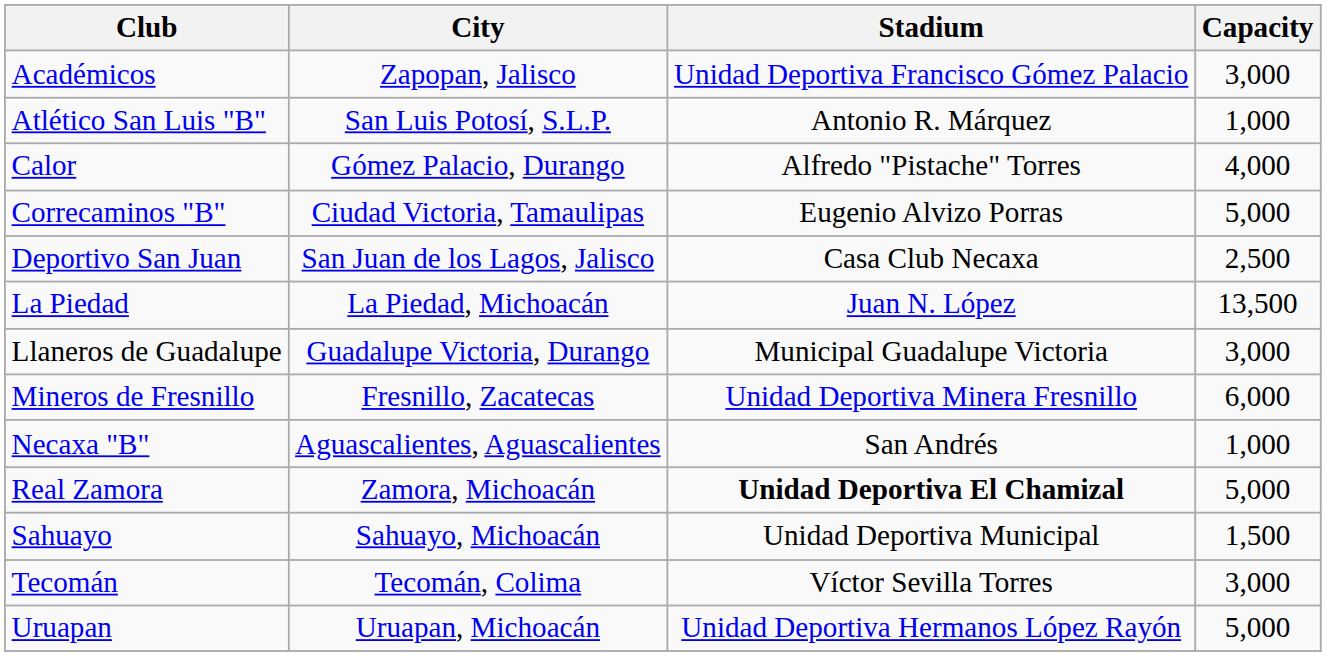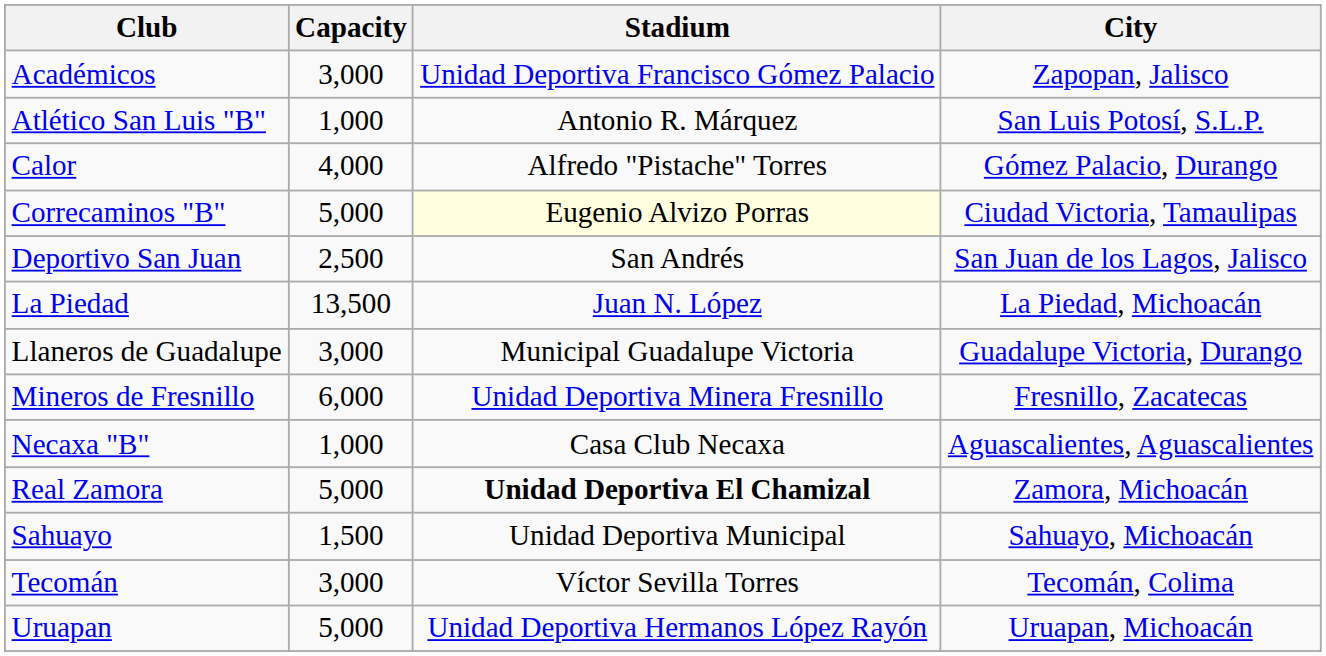columns swapped: (478, 27) <-> (1258, 27)
(931, 212) no background -> (677, 212) lightyellow background
(931, 258) Casa Club Necaxa -> (677, 258) San Andrés
(931, 443) San Andrés -> (677, 443) Casa Club Necaxa
